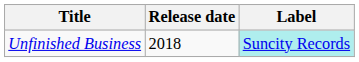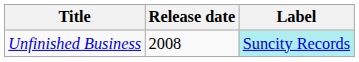(165, 43) 2018 -> (165, 43) 2008
